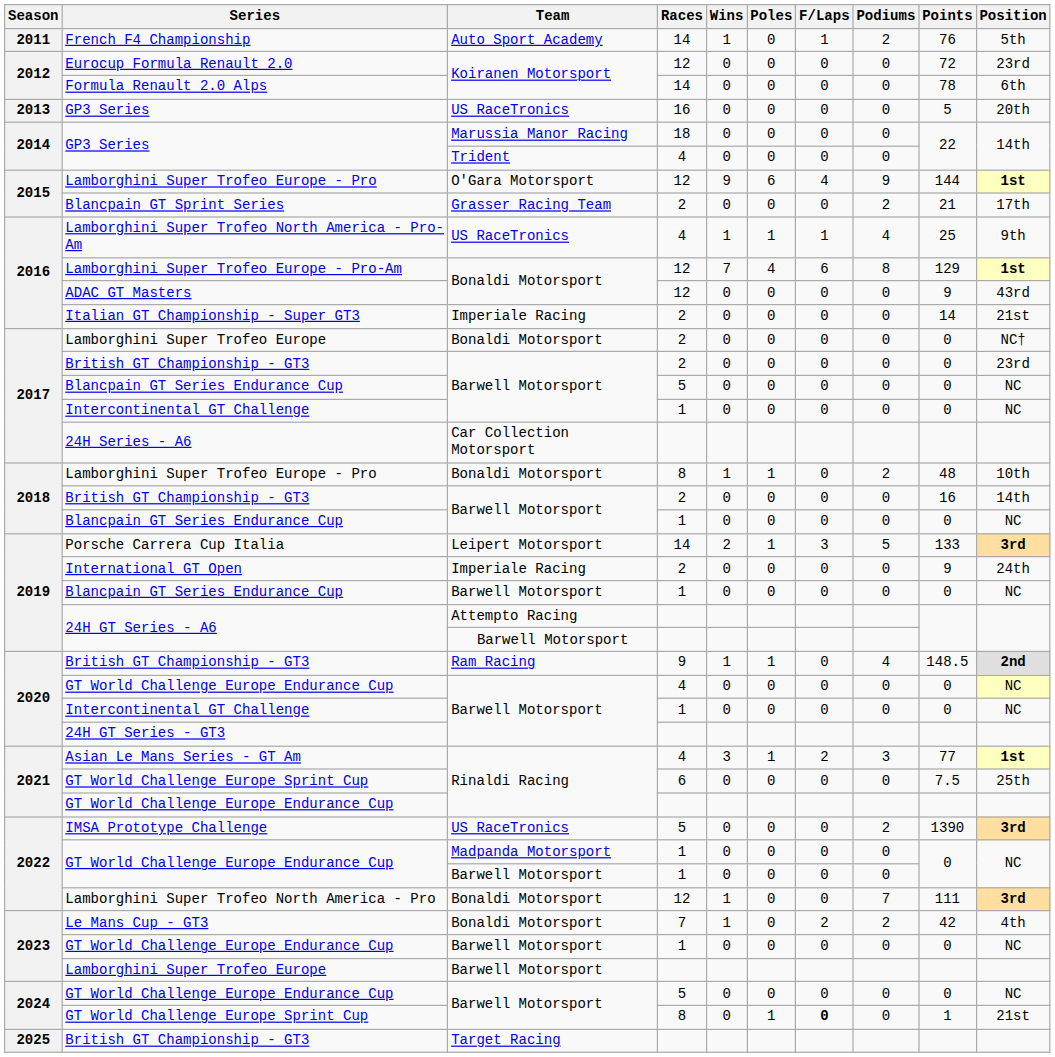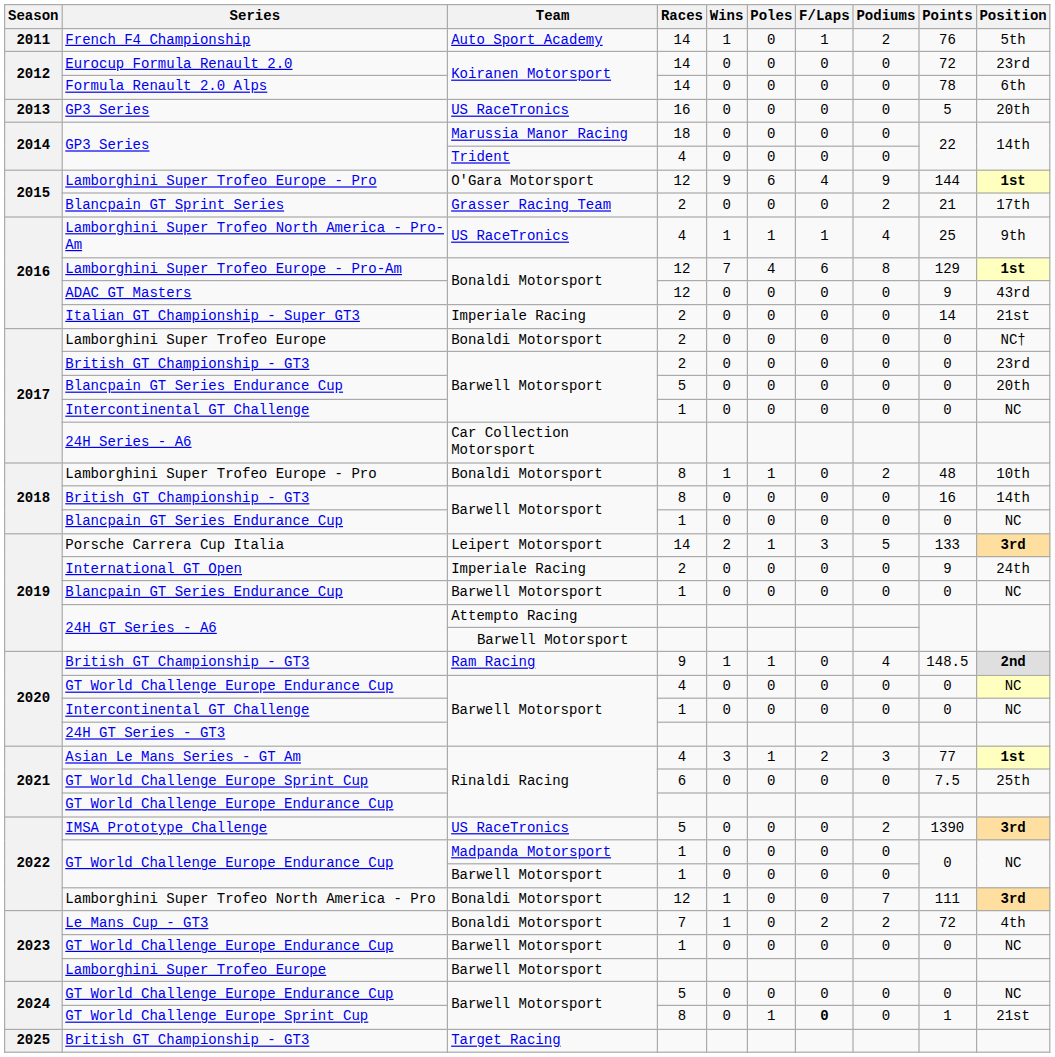(682, 63) 12 -> (682, 63) 14
(1013, 387) NC -> (1013, 387) 20th
(682, 498) 2 -> (682, 498) 8
(947, 922) 42 -> (947, 922) 72
